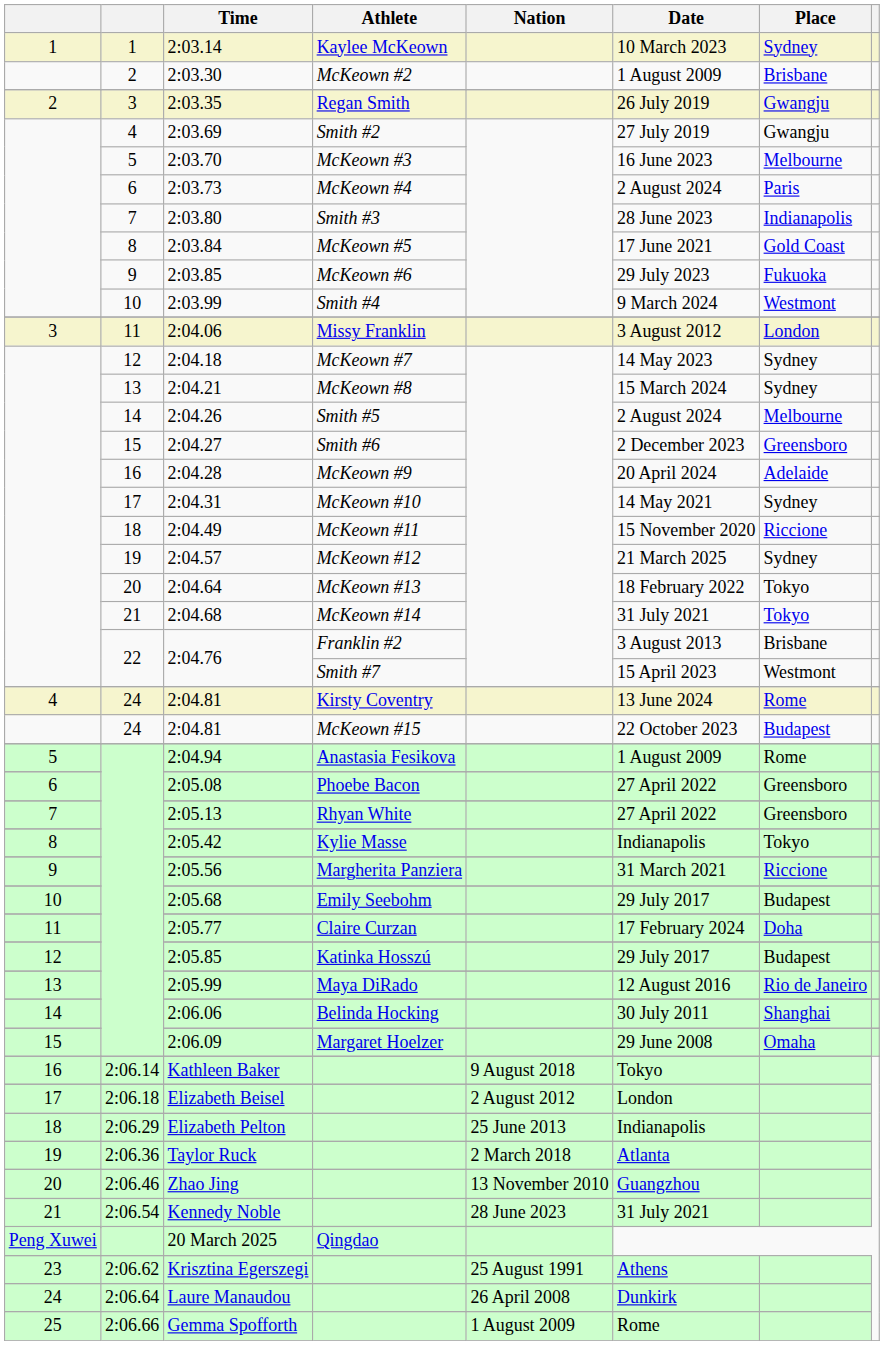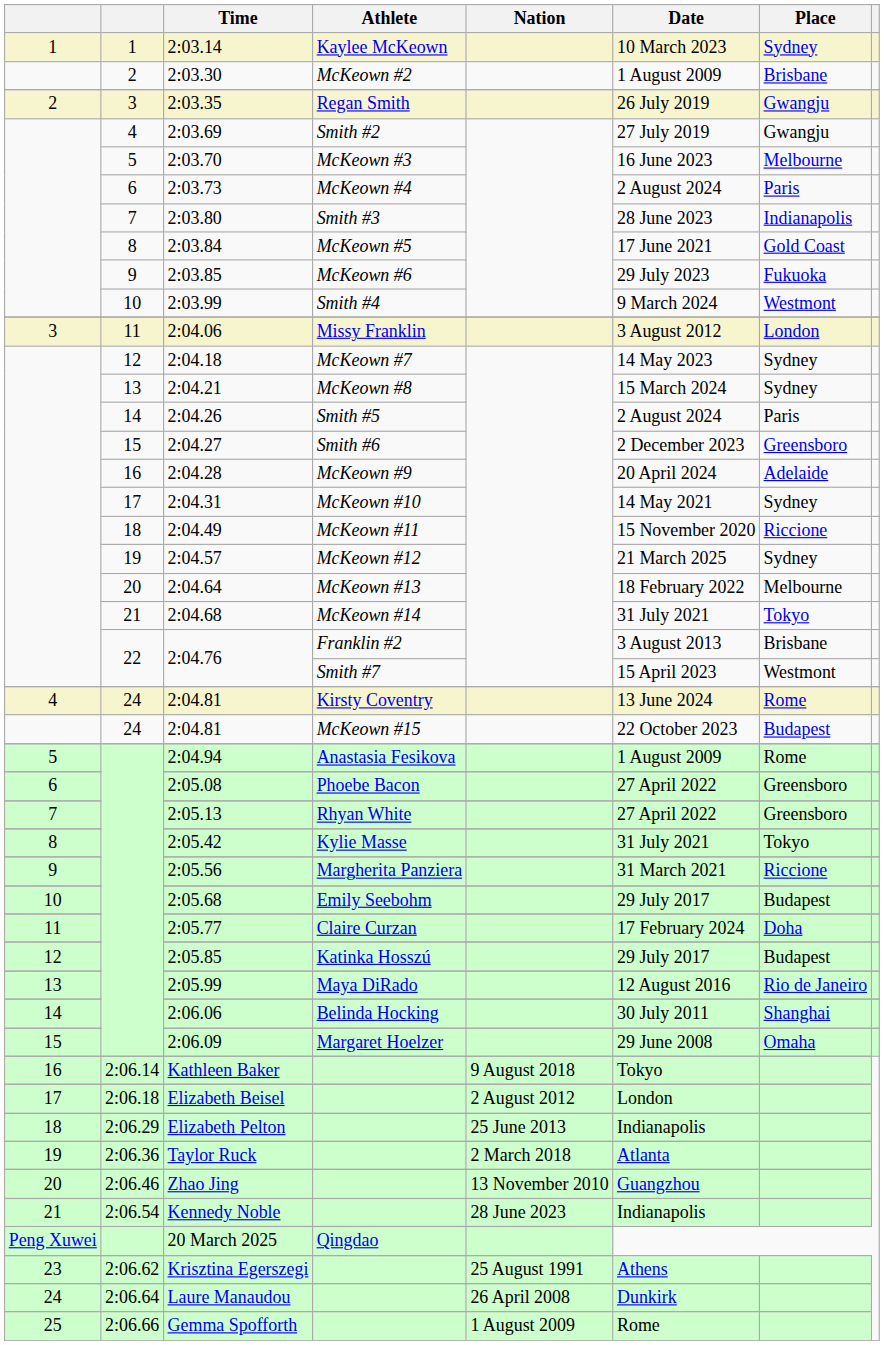(803, 416) Melbourne -> (782, 416) Paris
(786, 587) Tokyo -> (803, 587) Melbourne
(661, 842) Indianapolis -> (663, 842) 31 July 2021
(663, 1212) 31 July 2021 -> (661, 1212) Indianapolis
